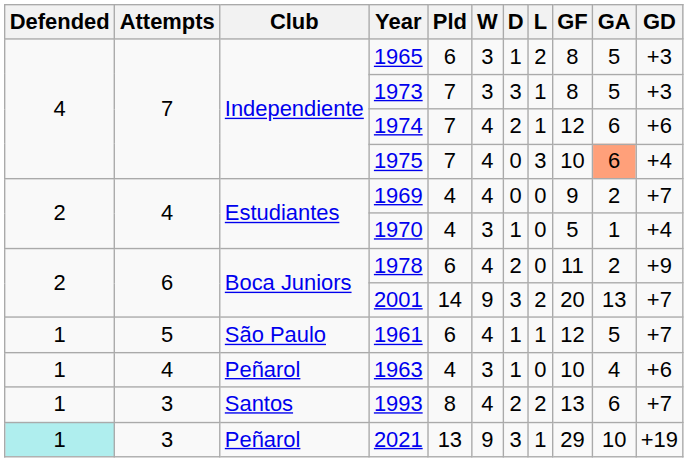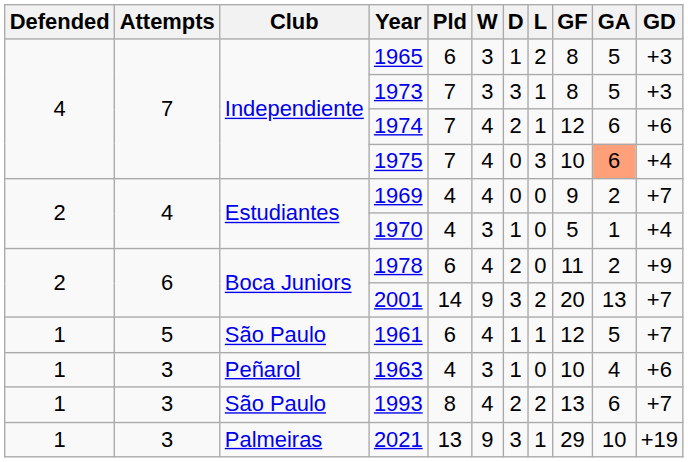(167, 369) 4 -> (167, 369) 3
(259, 404) Santos -> (275, 404) São Paulo
(60, 439) paleturquoise background -> (60, 439) no background
(263, 439) Peñarol -> (274, 439) Palmeiras
